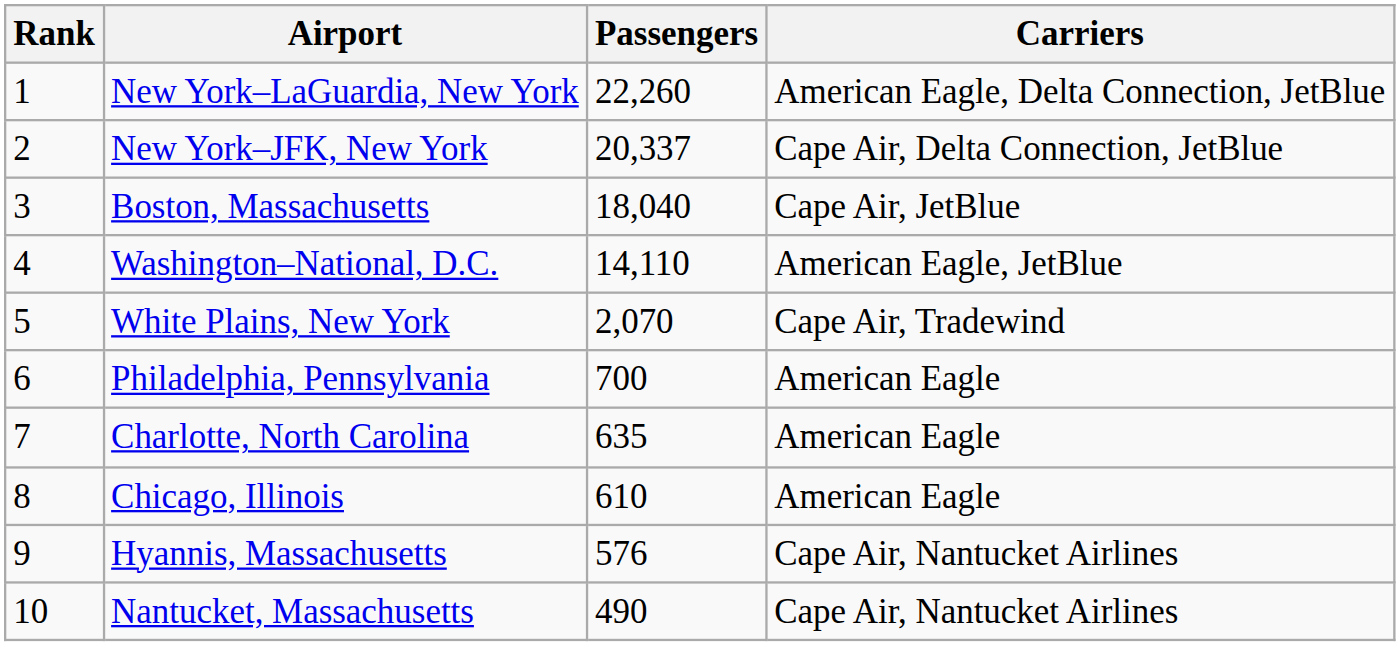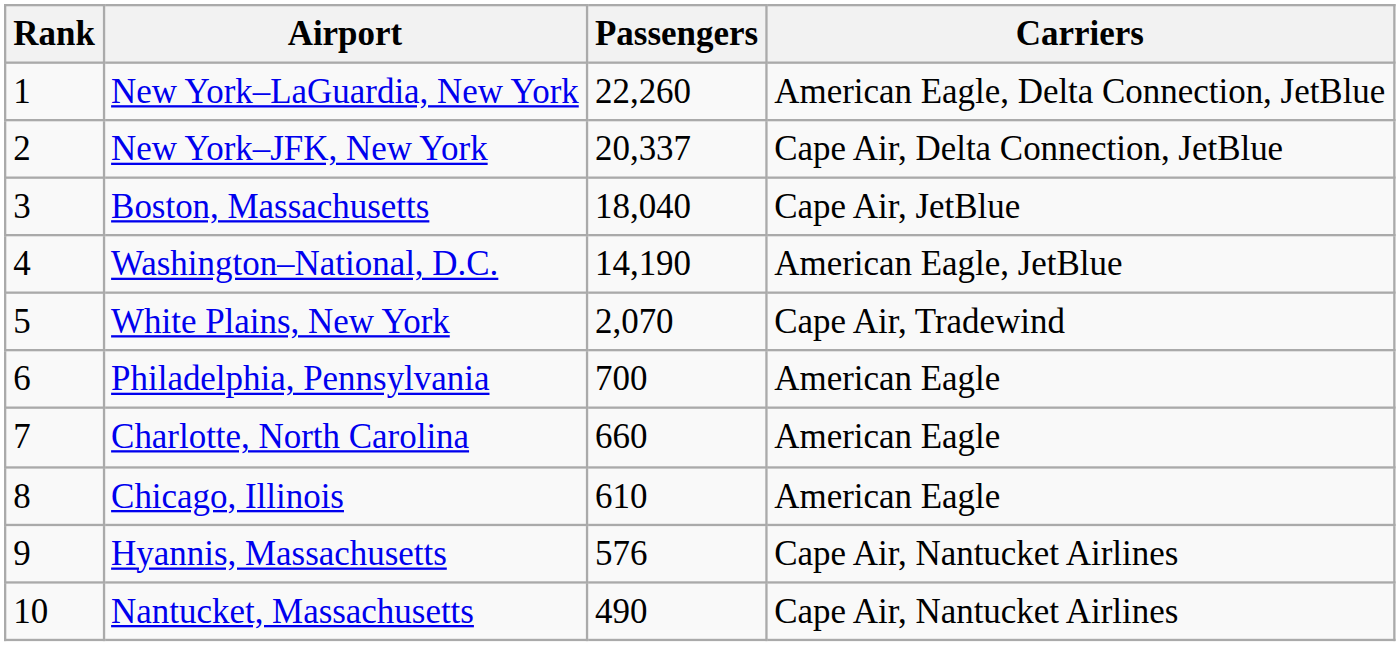(642, 264) 14,110 -> (643, 264) 14,190
(621, 437) 635 -> (621, 437) 660
